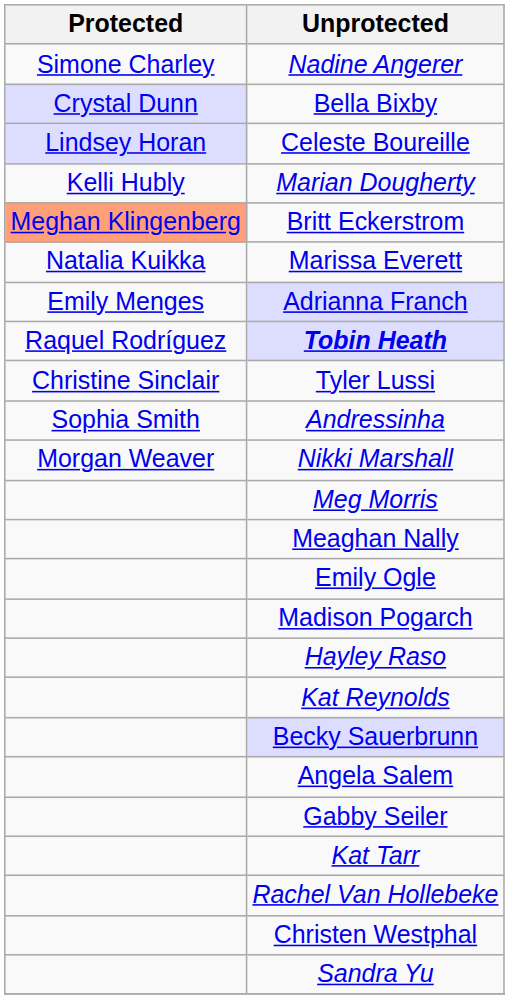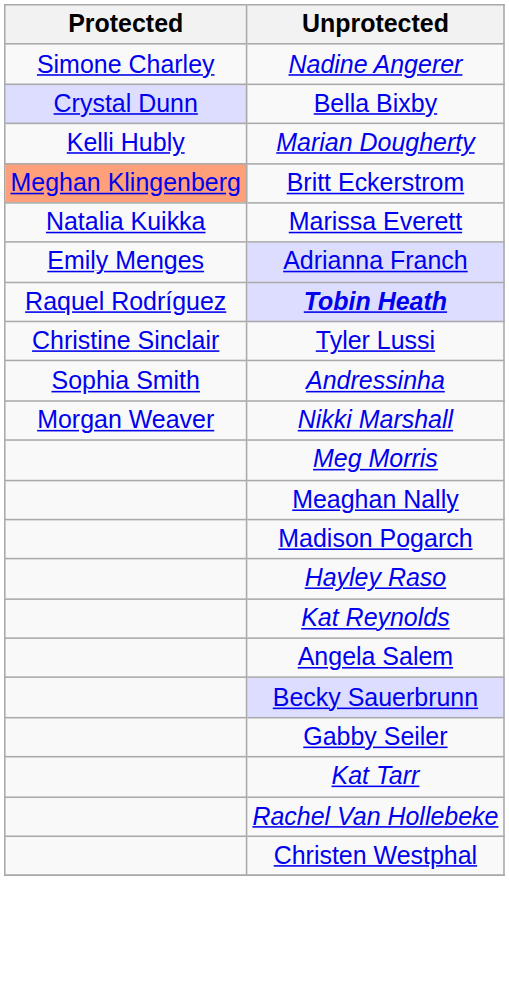- row: (375, 143)
- row: (375, 578)
rows swapped: (375, 776) <-> (375, 736)
- row: (375, 974)
